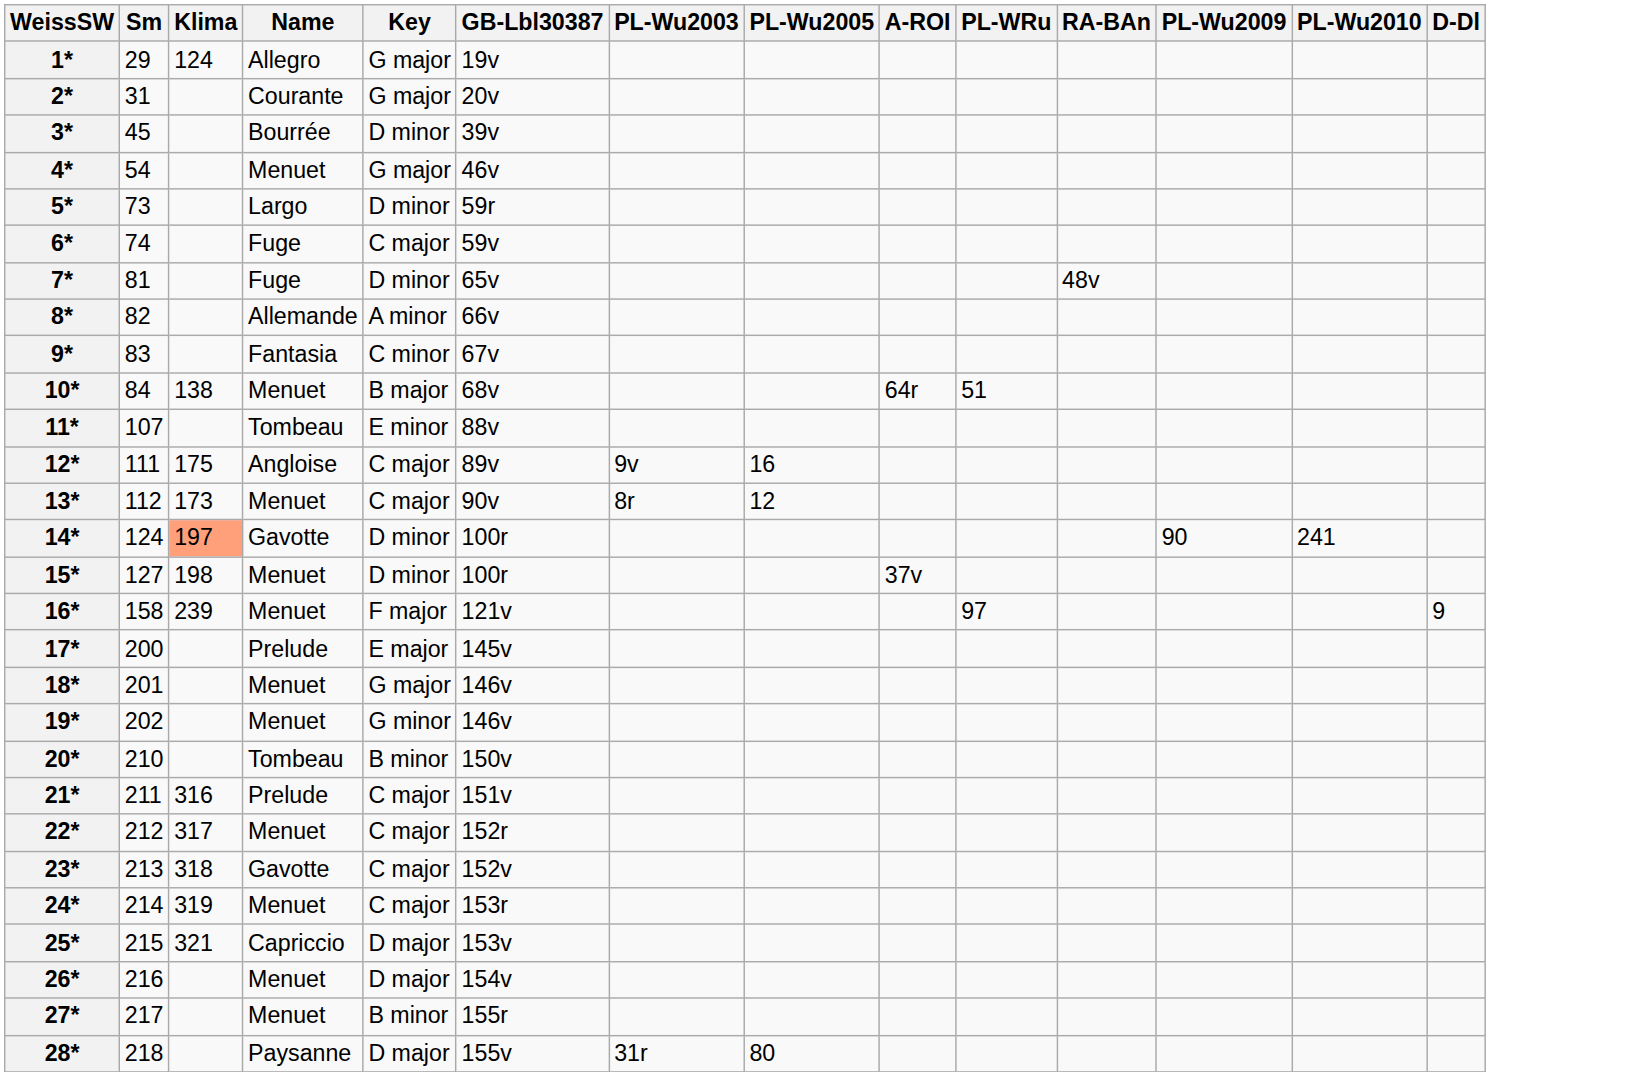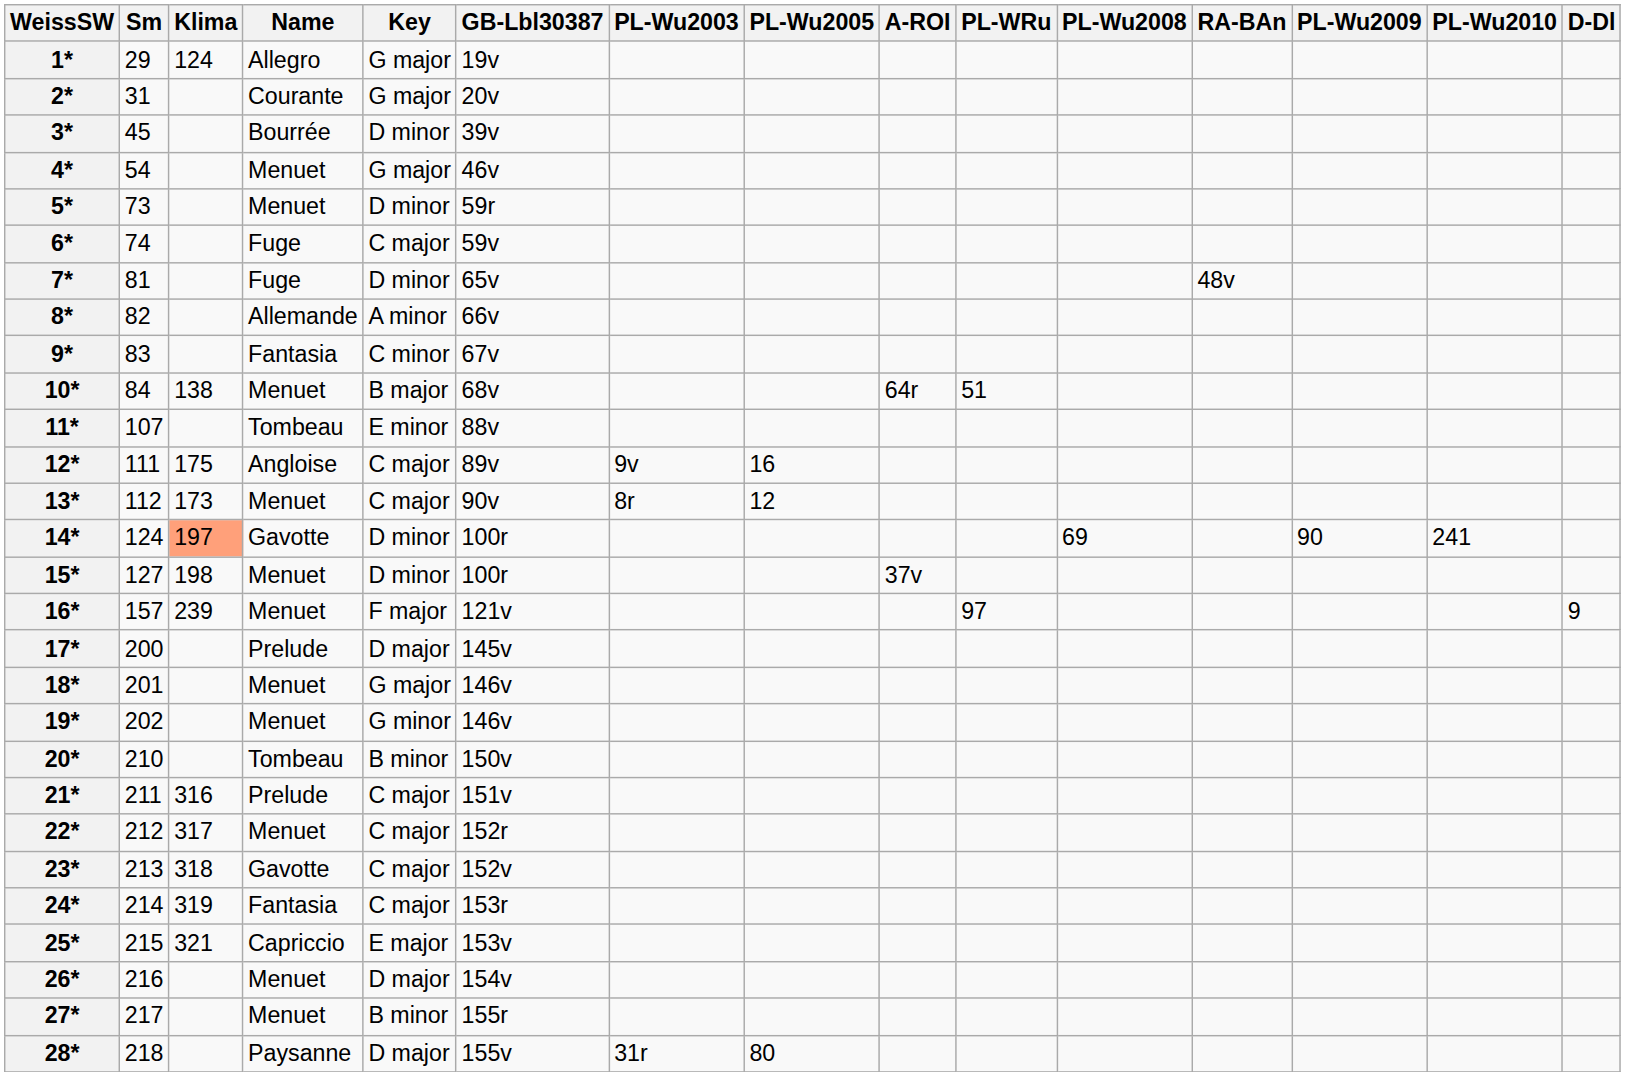+ column: (1124, 22)
(278, 206) Largo -> (287, 206) Menuet
(144, 611) 158 -> (144, 611) 157
(408, 648) E major -> (409, 648) D major
(287, 905) Menuet -> (293, 905) Fantasia
(409, 942) D major -> (408, 942) E major
